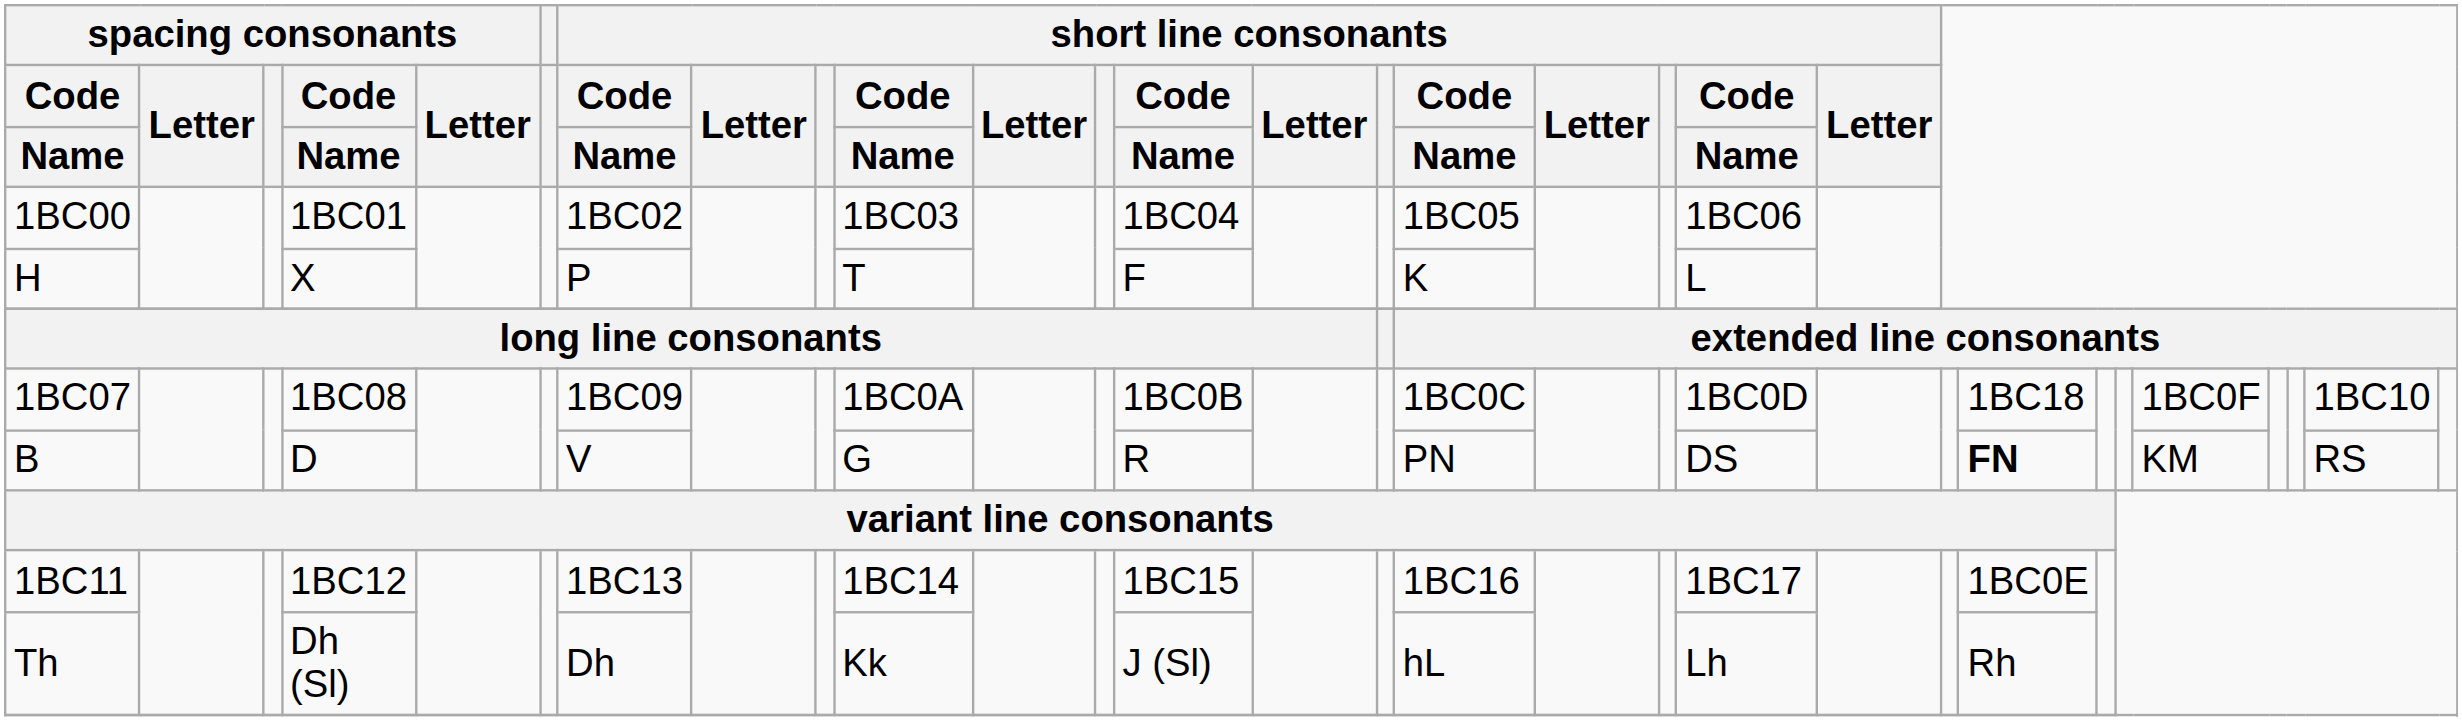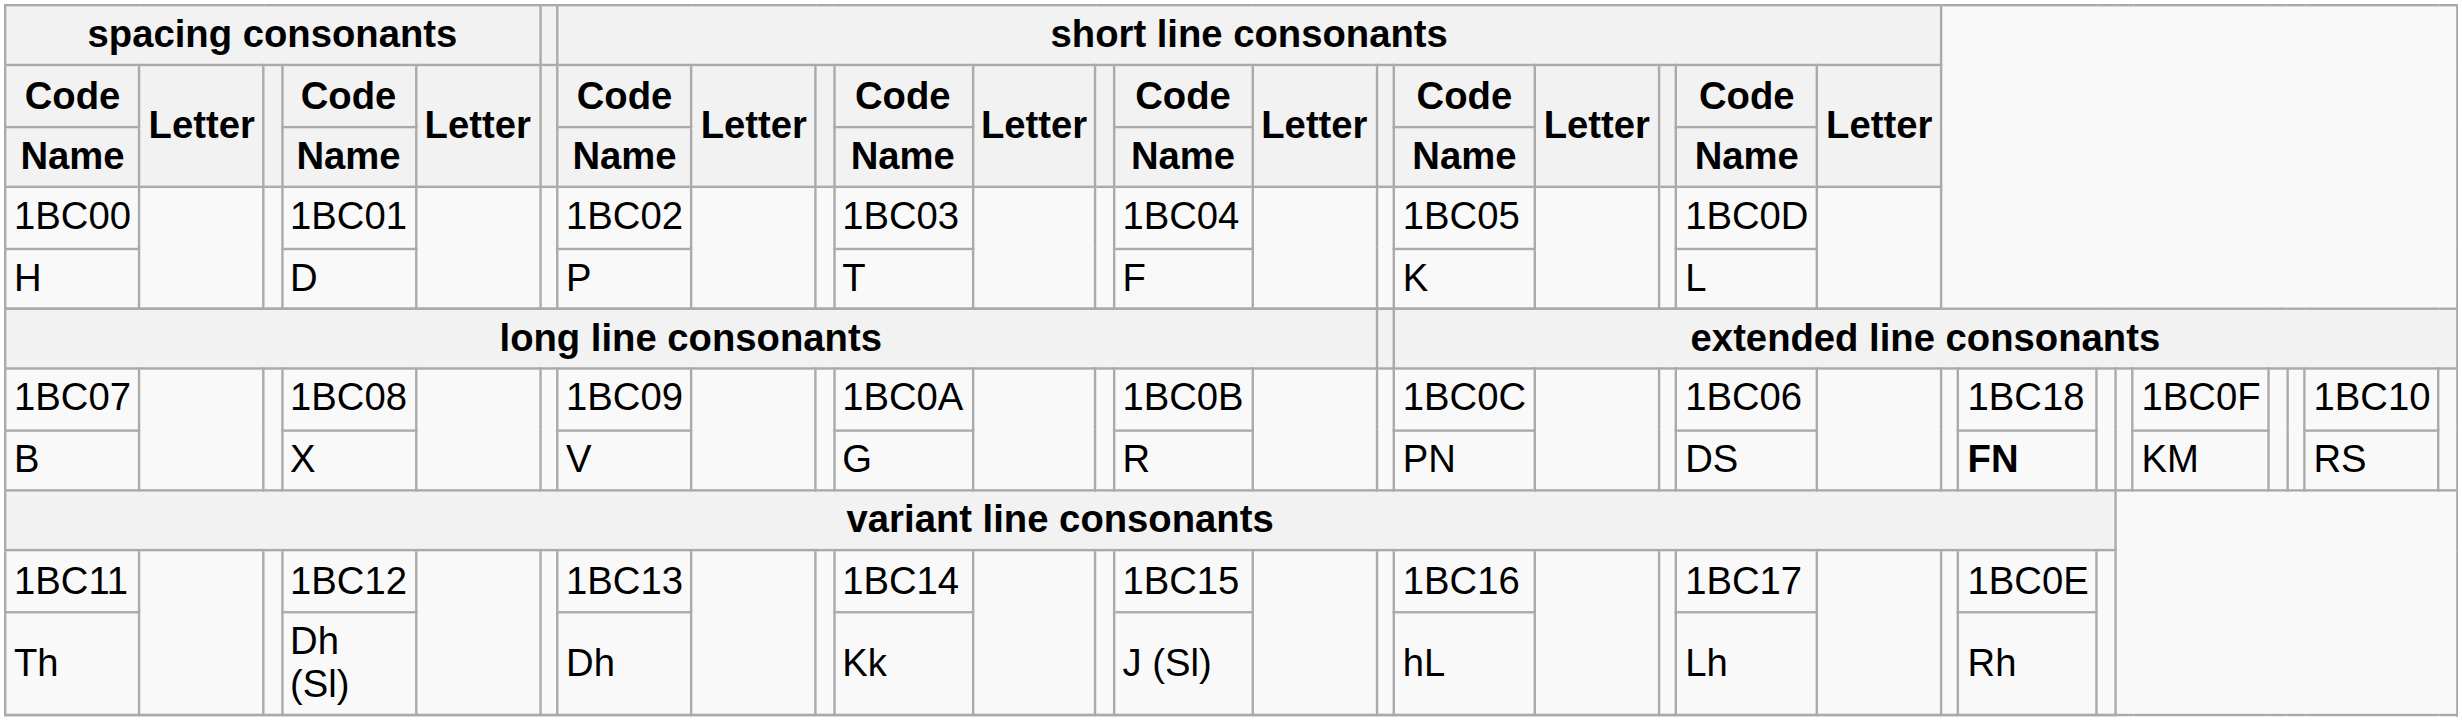(1744, 216) 1BC06 -> (1747, 216) 1BC0D
(303, 277) X -> (304, 277) D
(1747, 398) 1BC0D -> (1744, 398) 1BC06
(304, 459) D -> (303, 459) X
